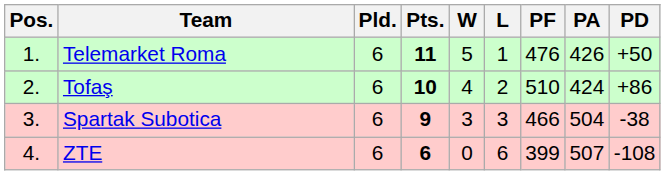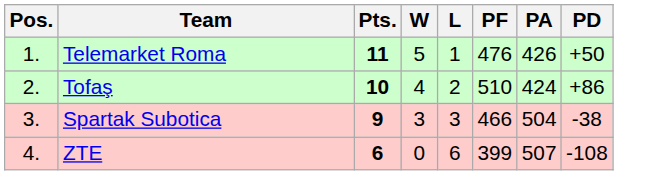- column: (378, 20)
